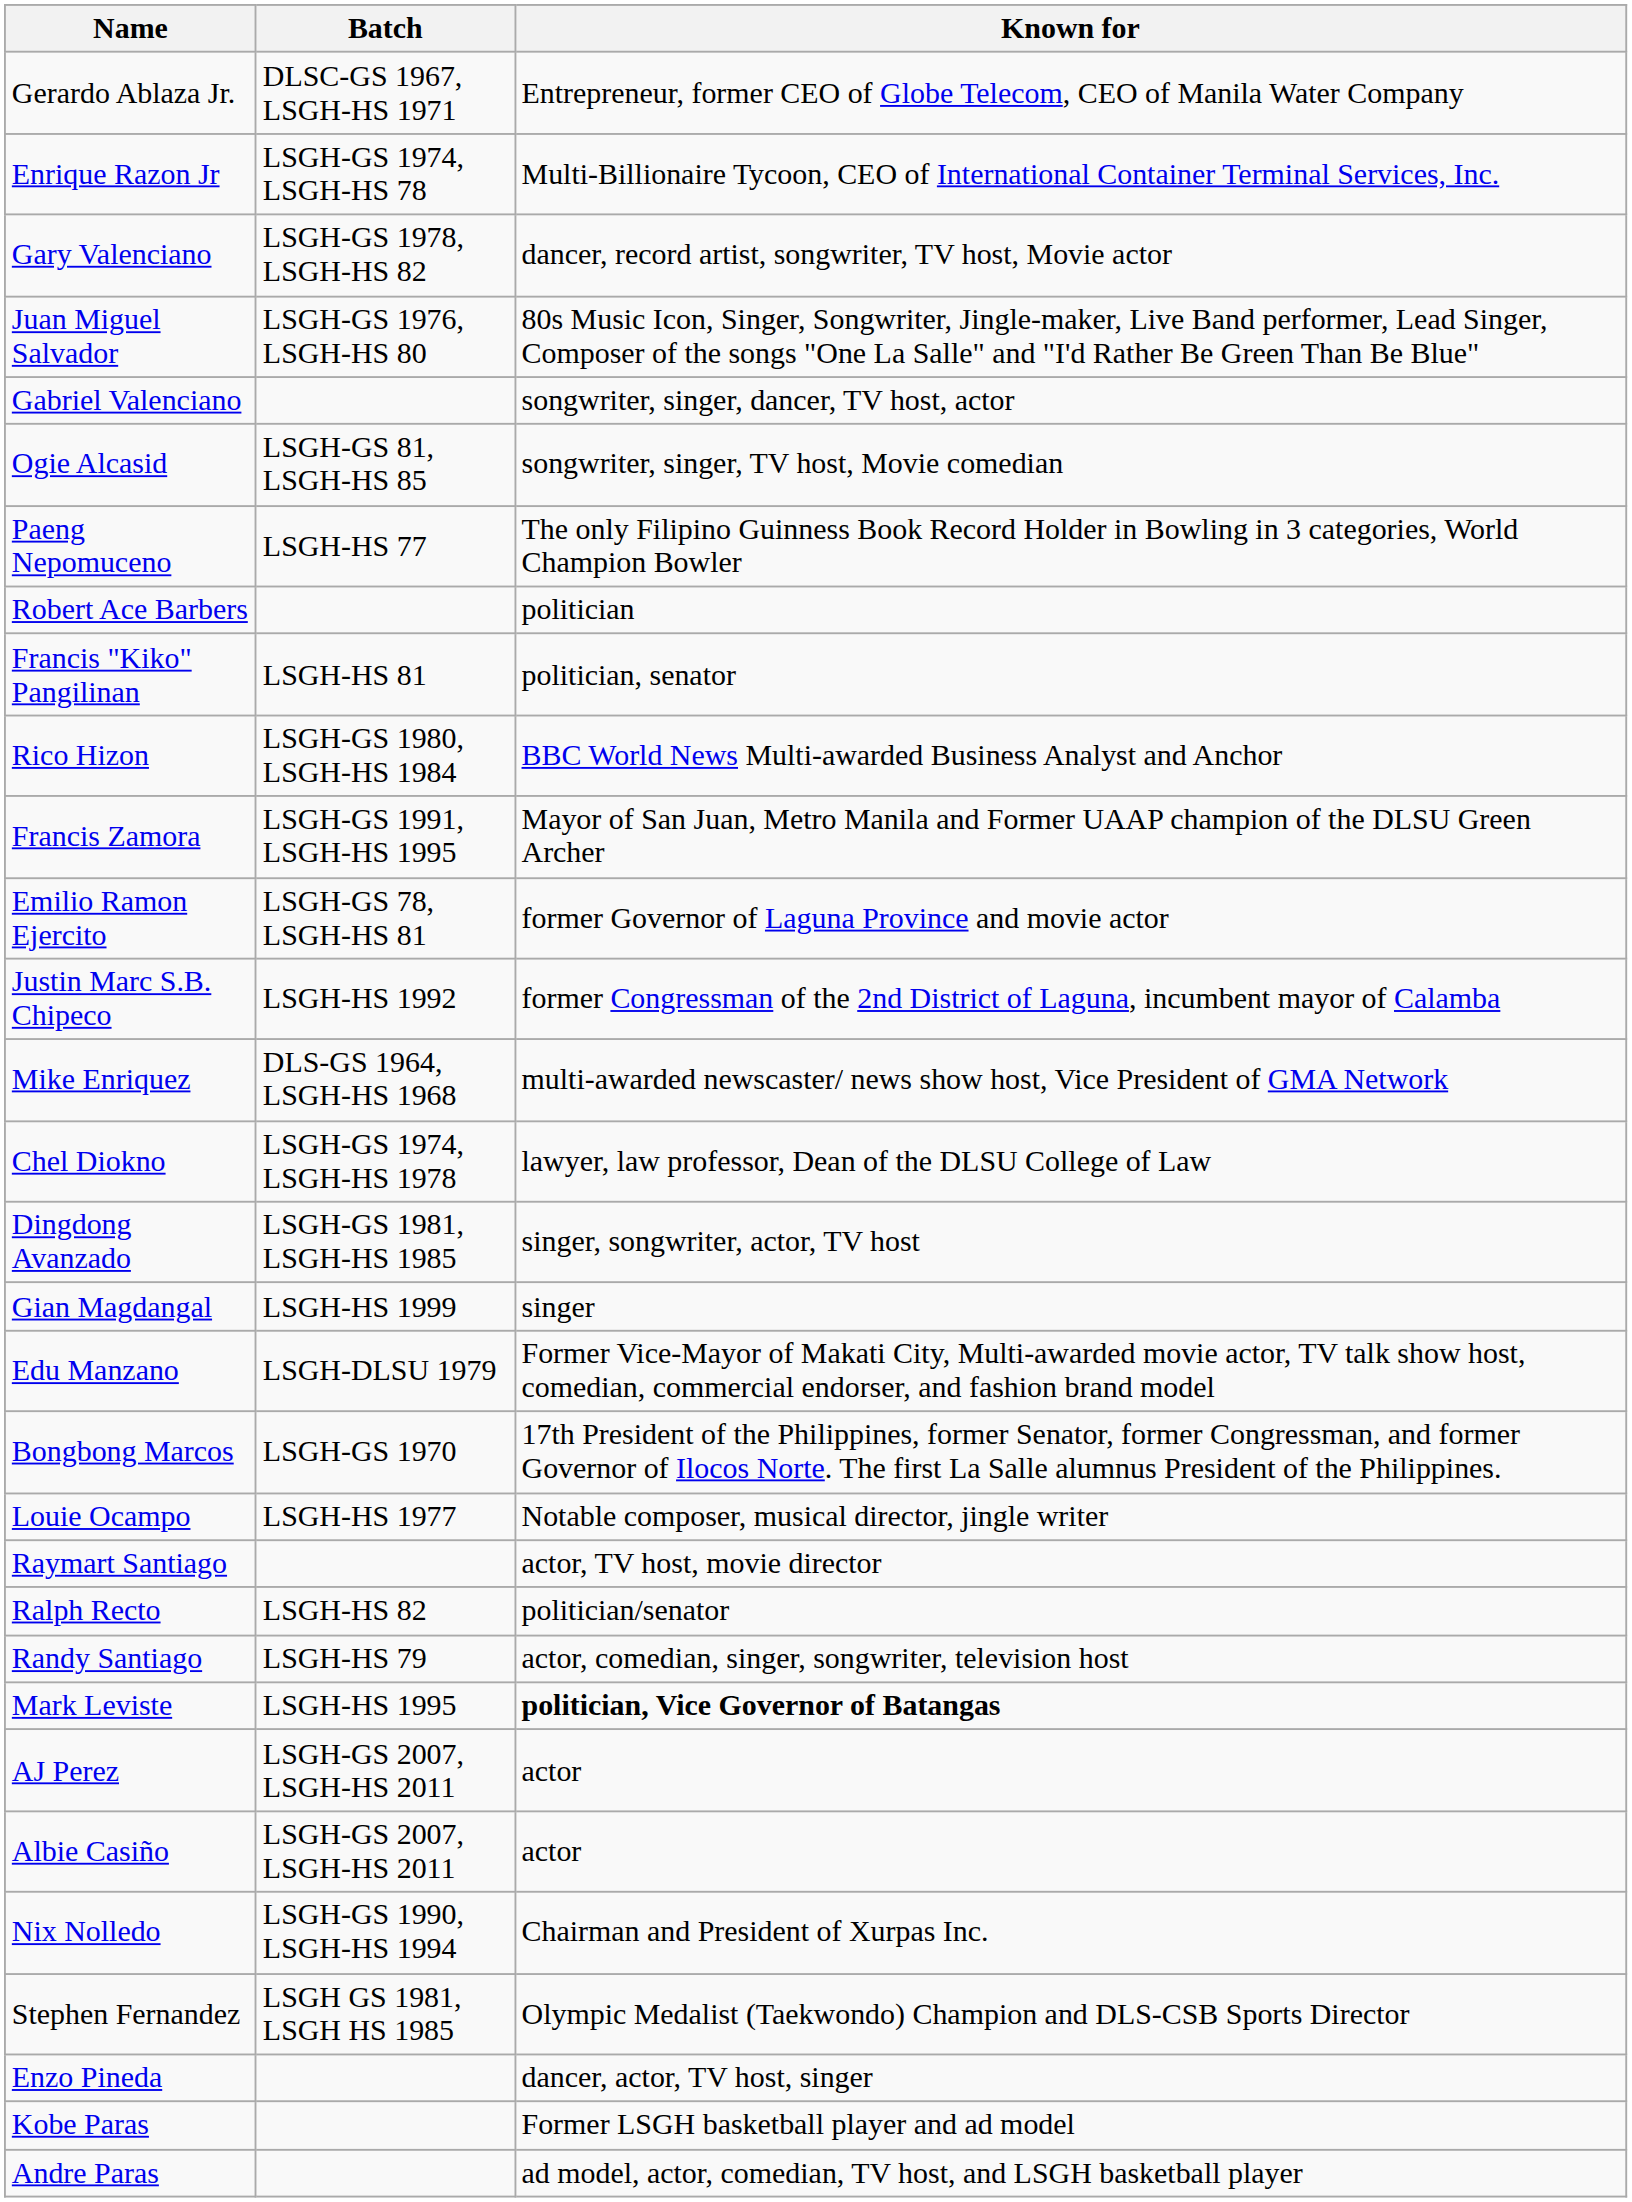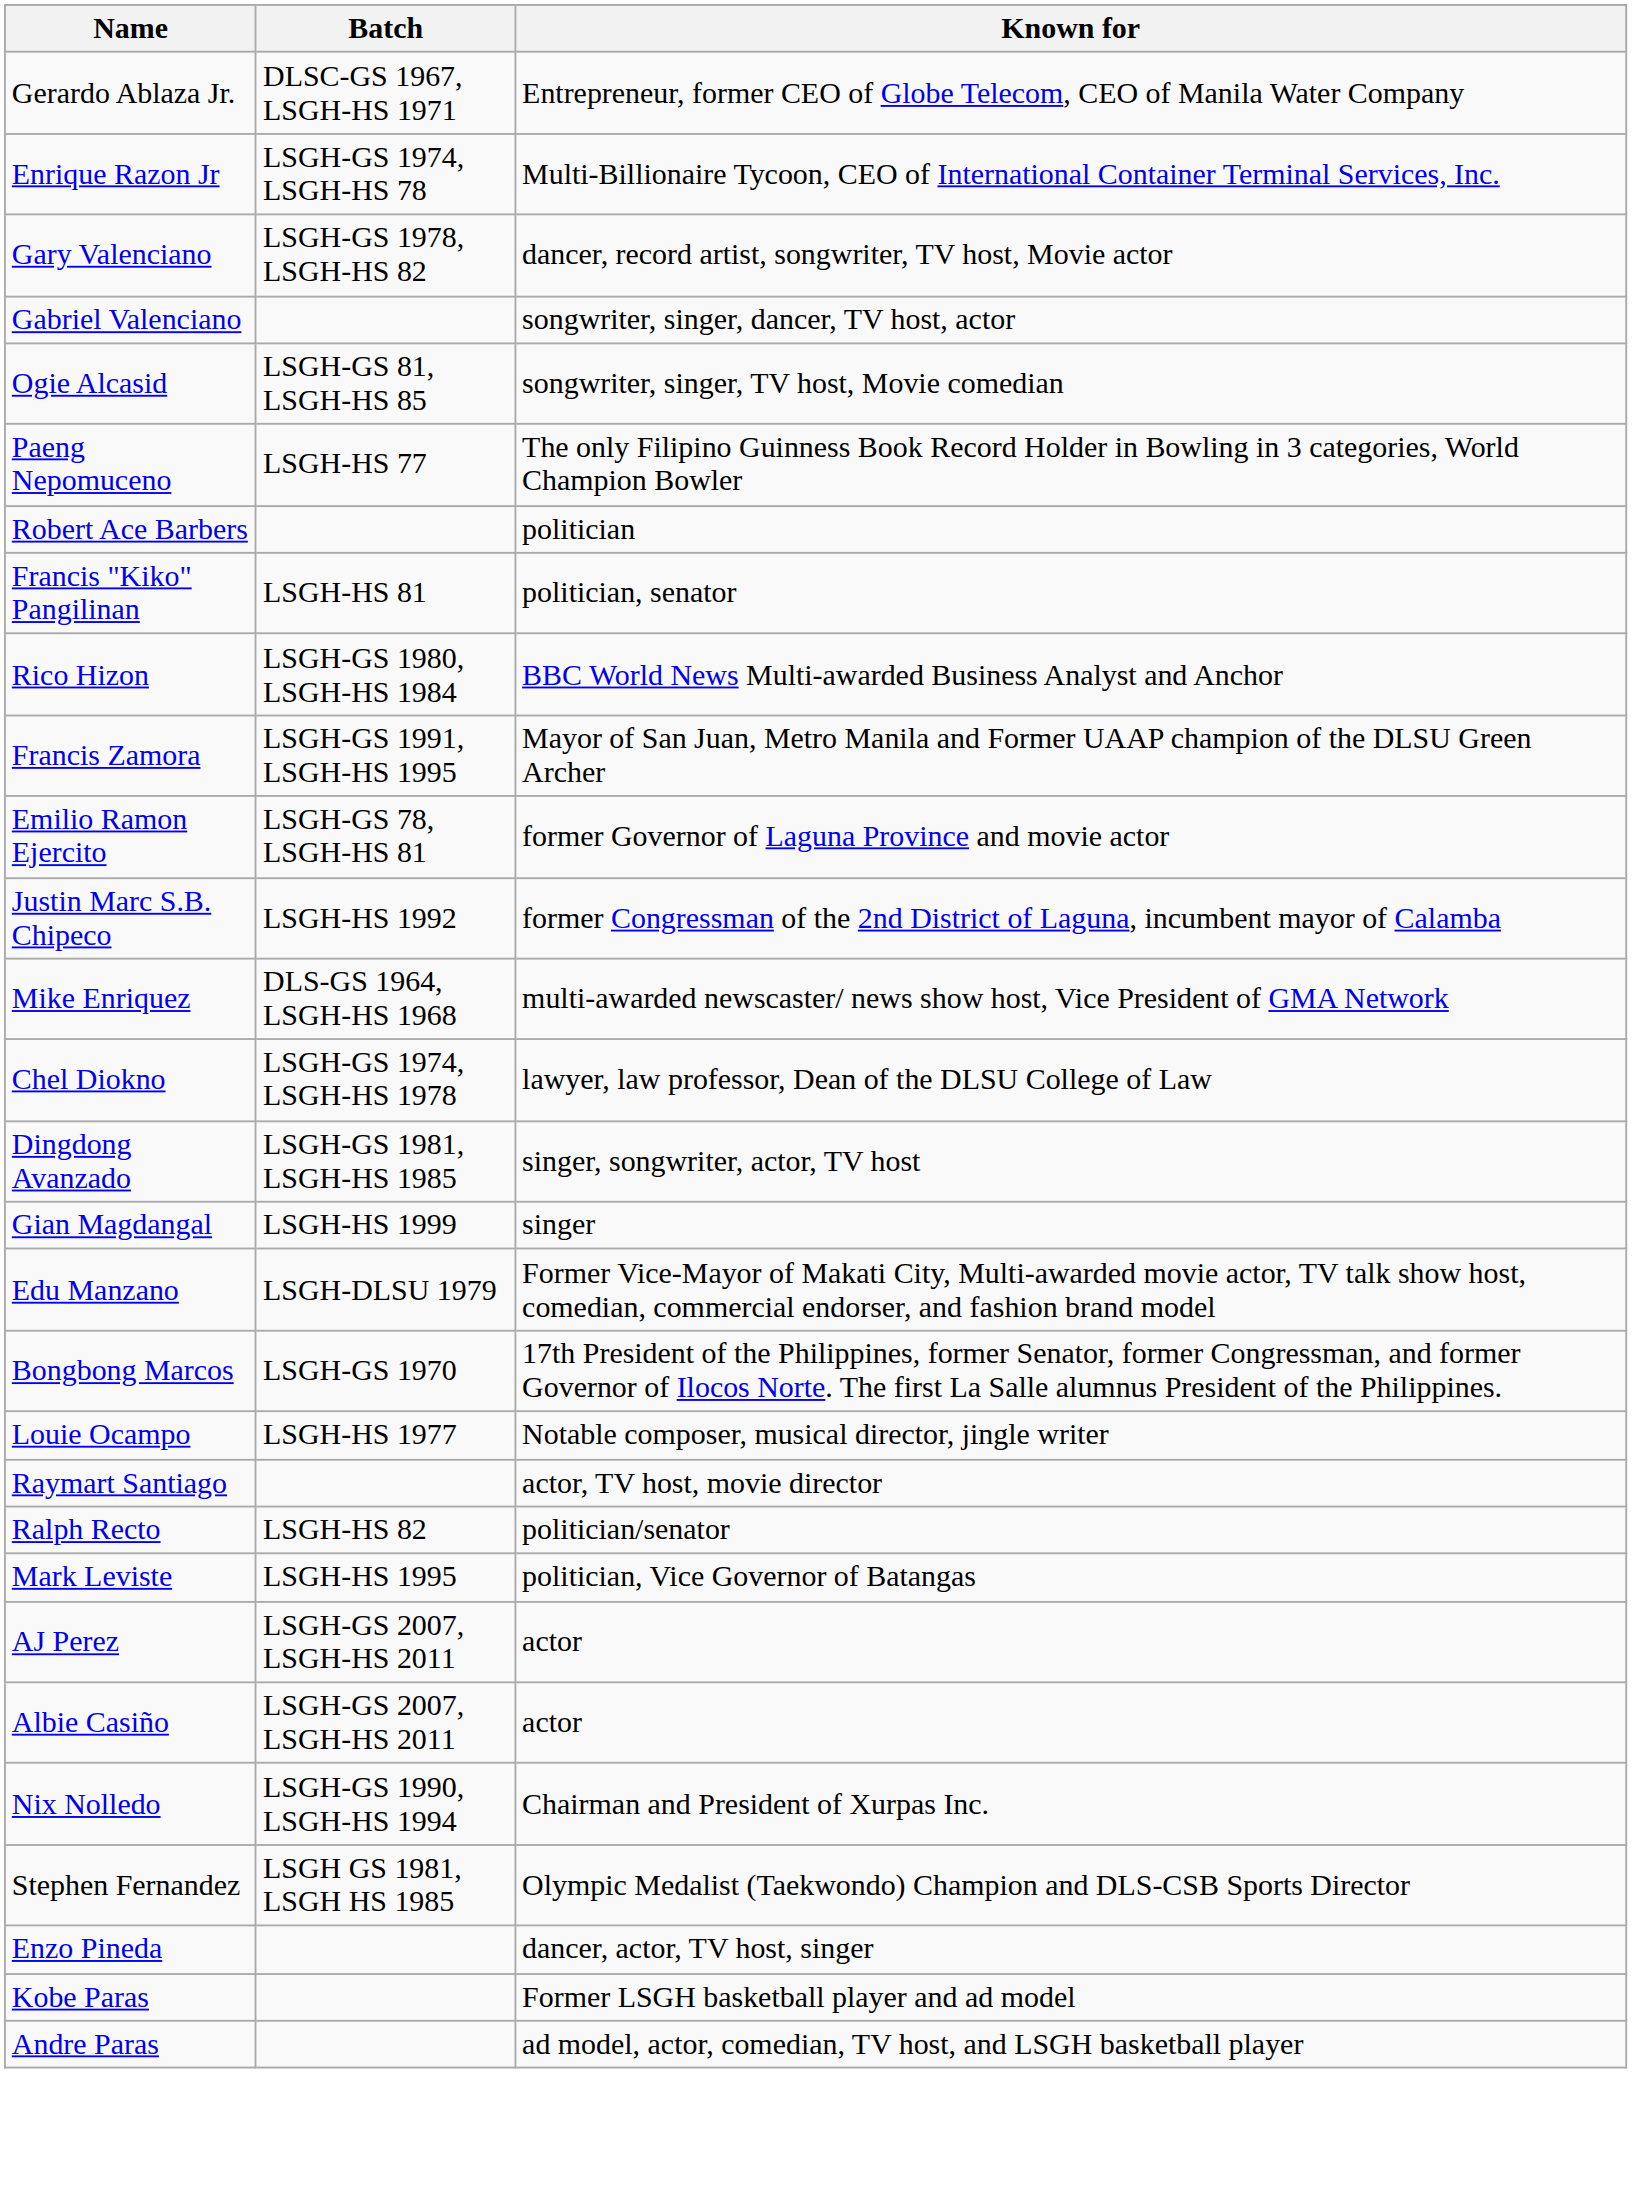- row: (86, 335)
- row: (107, 1658)
(761, 1705) bold -> (749, 1577) normal
